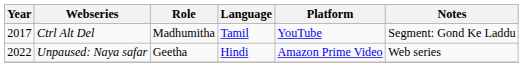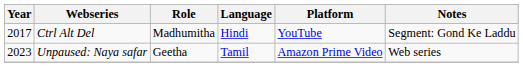(235, 33) Tamil -> (234, 33) Hindi
(19, 52) 2022 -> (19, 52) 2023
(234, 52) Hindi -> (235, 52) Tamil
